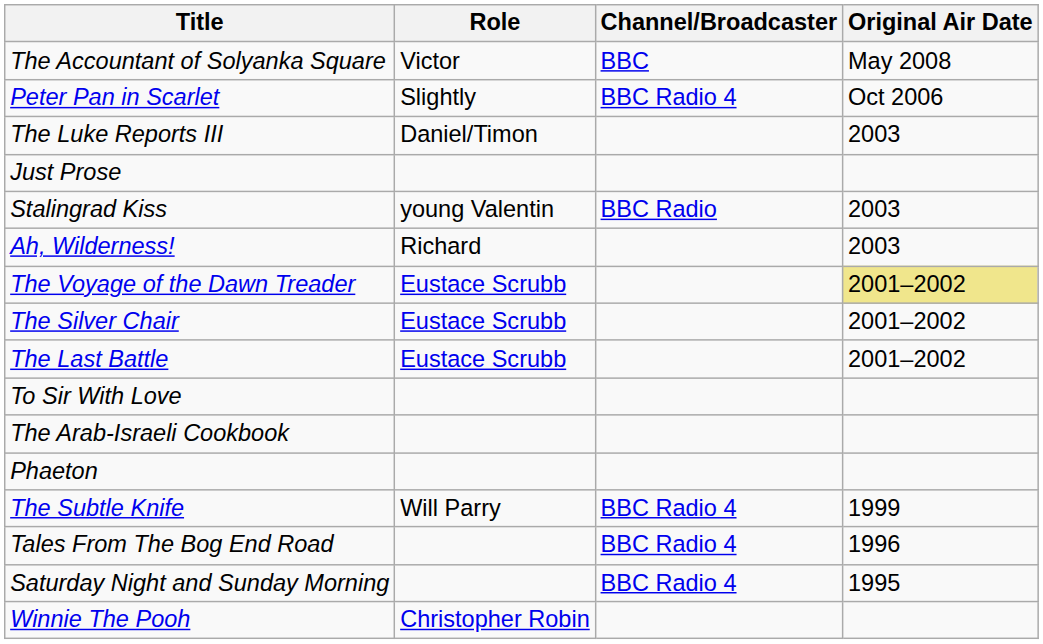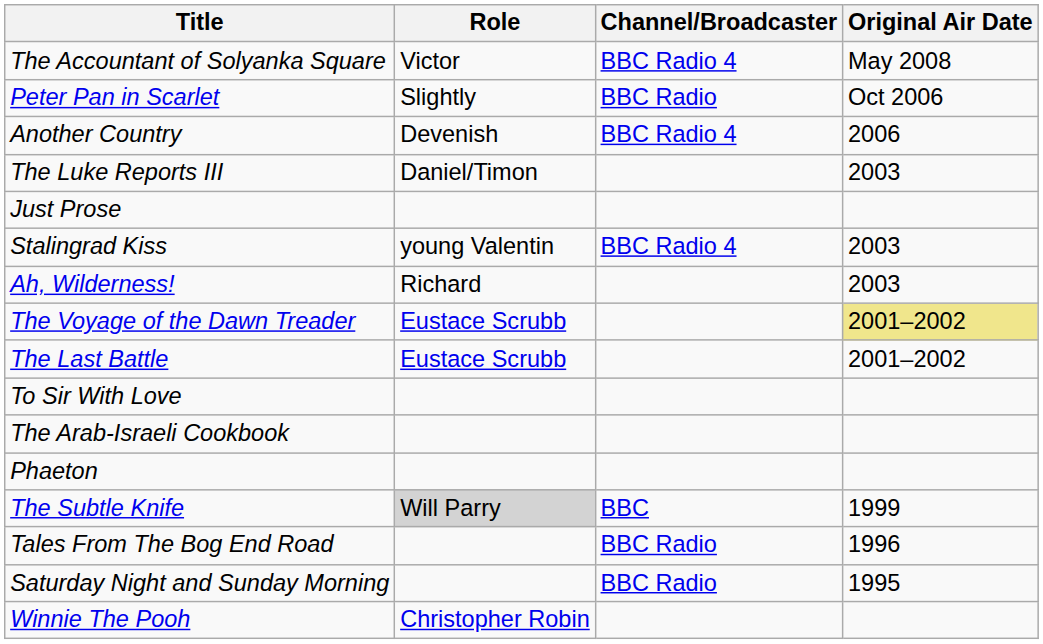(625, 60) BBC -> (669, 60) BBC Radio 4
(669, 97) BBC Radio 4 -> (659, 97) BBC Radio
+ row: (96, 135)
(659, 209) BBC Radio -> (669, 246) BBC Radio 4
- row: (94, 321)
(450, 508) no background -> (450, 508) lightgrey background
(669, 508) BBC Radio 4 -> (625, 508) BBC
(669, 545) BBC Radio 4 -> (659, 545) BBC Radio
(669, 582) BBC Radio 4 -> (659, 582) BBC Radio
